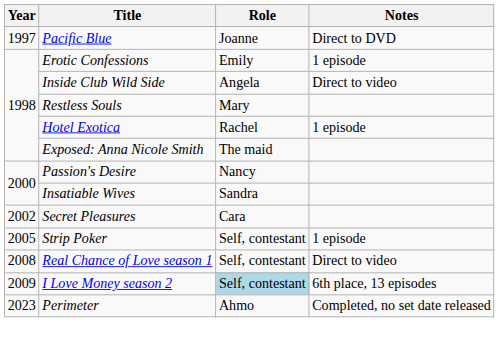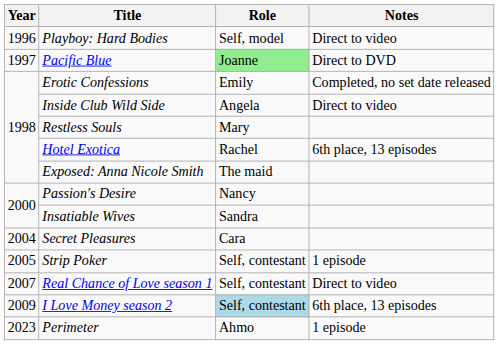+ row: (105, 37)
(238, 37) no background -> (238, 60) lightgreen background
(339, 60) 1 episode -> (402, 82) Completed, no set date released
(339, 127) 1 episode -> (374, 149) 6th place, 13 episodes
(22, 216) 2002 -> (22, 238) 2004
(22, 261) 2008 -> (22, 283) 2007
(402, 305) Completed, no set date released -> (339, 328) 1 episode
